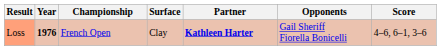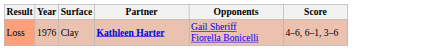- column: (103, 12)
(47, 32) bold -> (47, 32) normal
